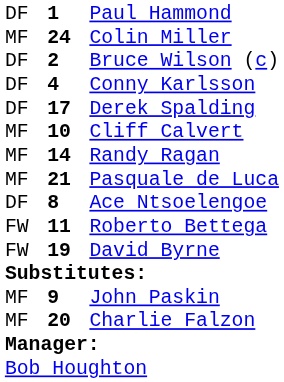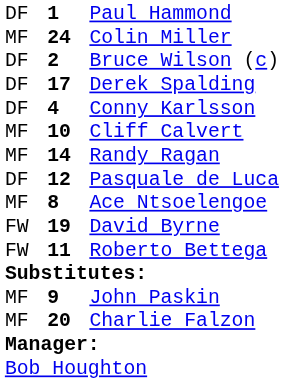rows swapped: (172, 108) <-> (172, 85)
(17, 179) MF -> (17, 179) DF
(59, 179) 21 -> (59, 179) 12
(17, 203) DF -> (17, 203) MF
rows swapped: (155, 250) <-> (178, 227)
